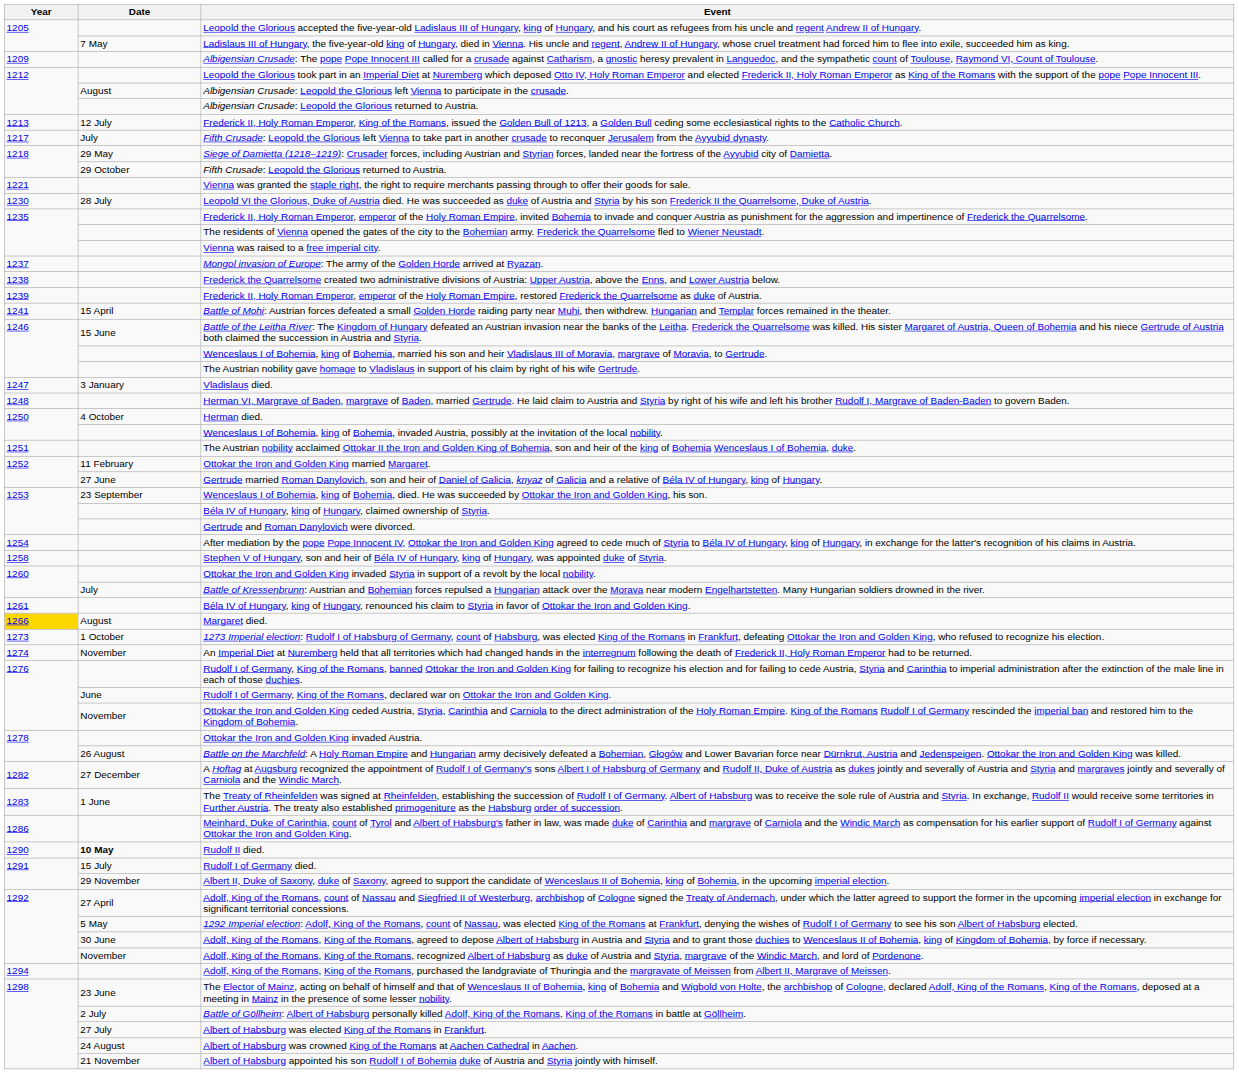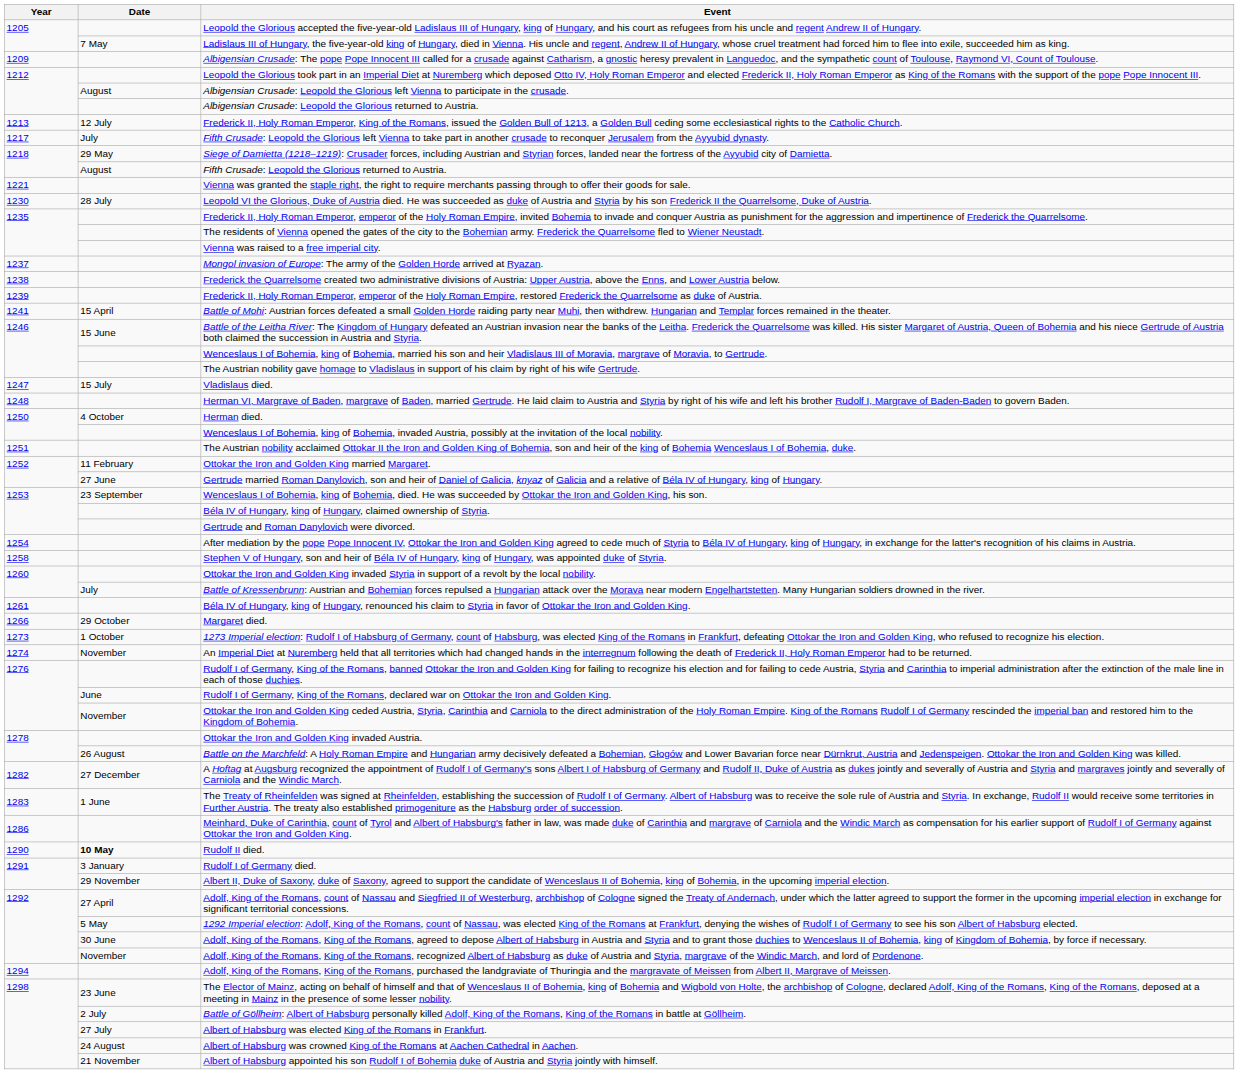(105, 169) 29 October -> (96, 169) August
(102, 385) 3 January -> (96, 385) 15 July
(18, 621) gold background -> (18, 621) no background
(96, 621) August -> (105, 621) 29 October
(96, 865) 15 July -> (102, 865) 3 January
